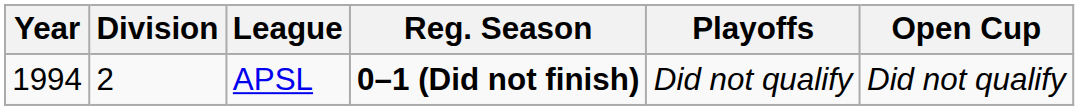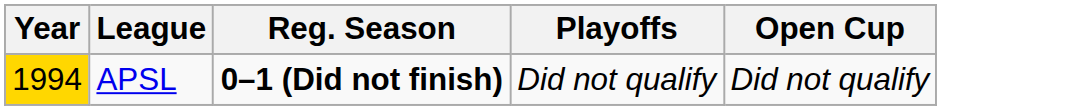- column: (157, 29)
(47, 79) no background -> (47, 79) gold background
